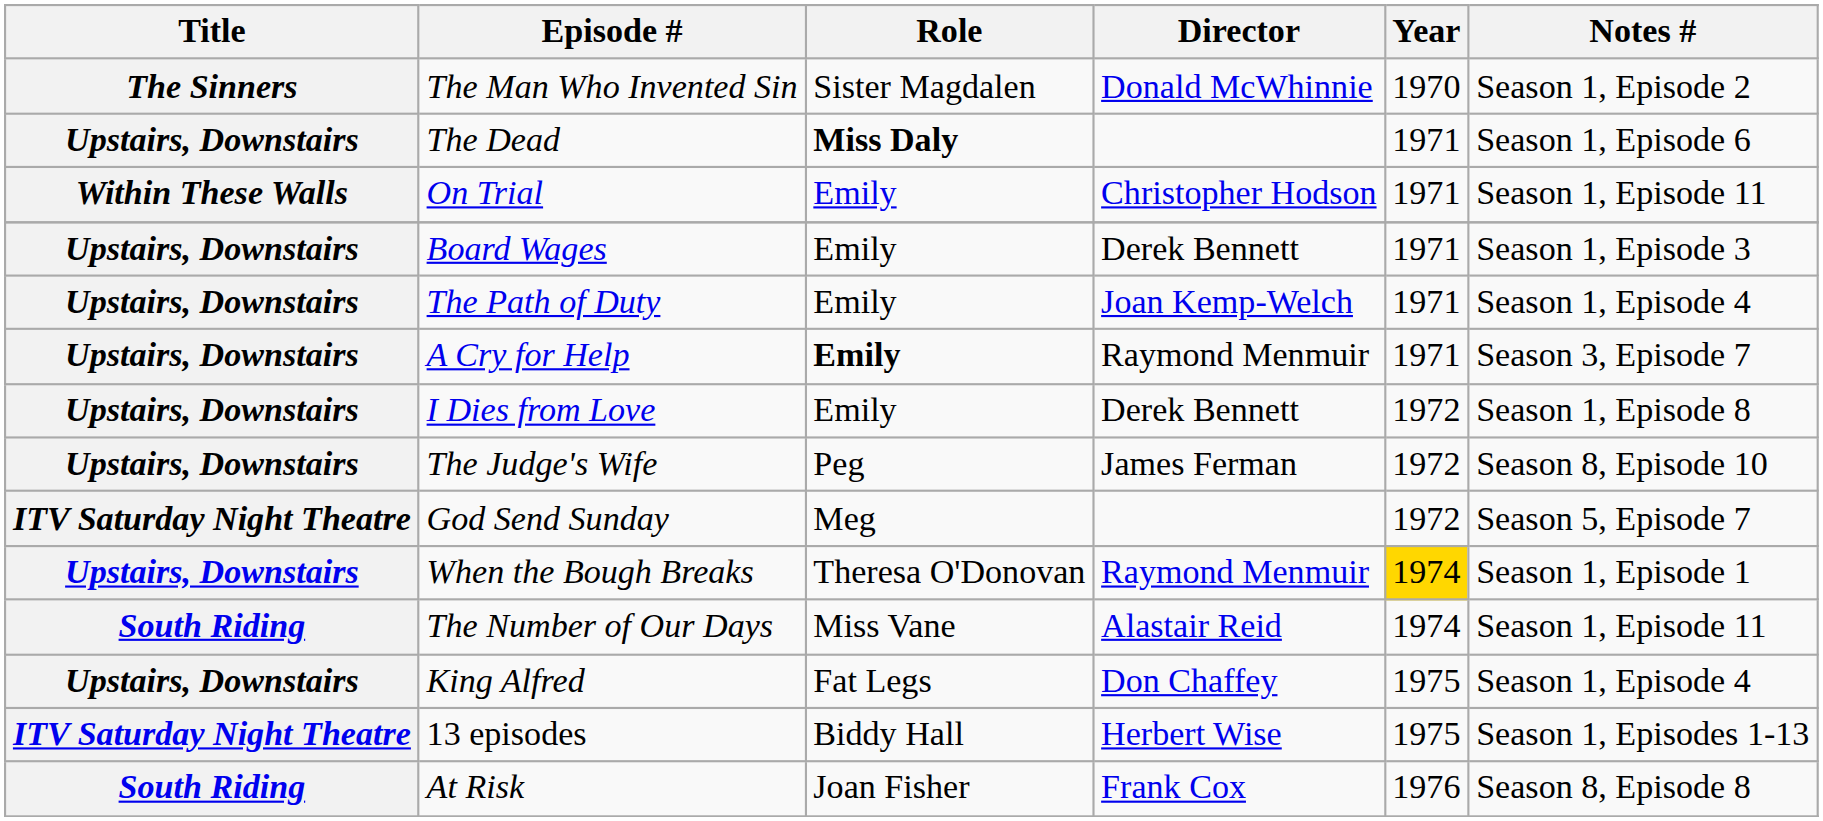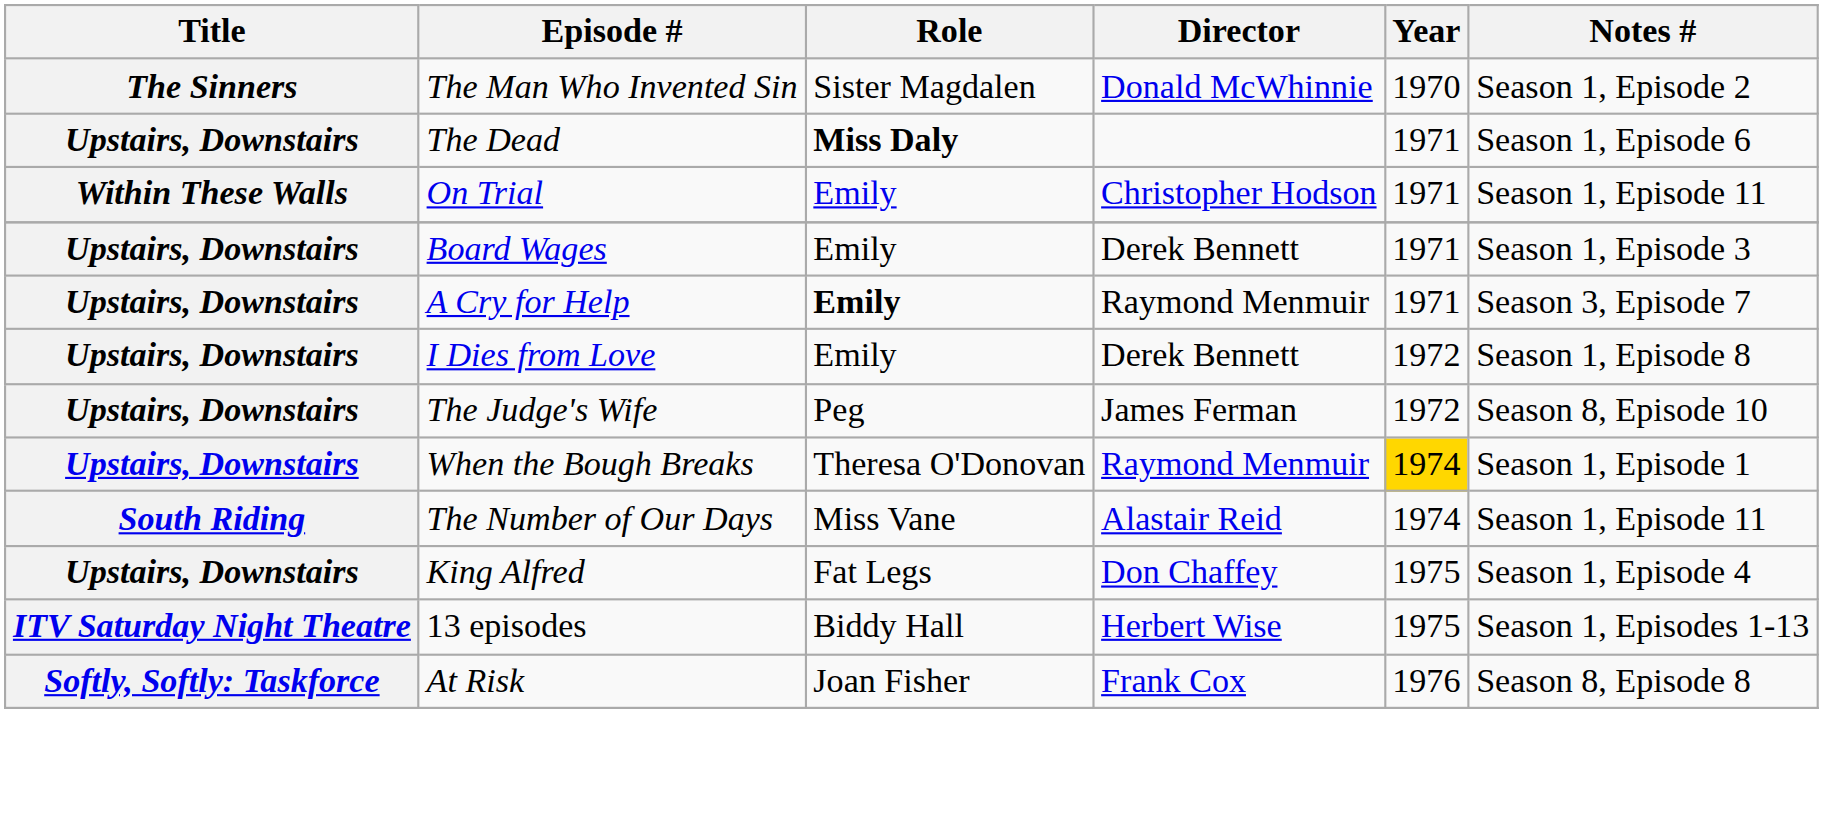- row: (544, 301)
- row: (548, 517)
(212, 788) South Riding -> (212, 680) Softly, Softly: Taskforce
